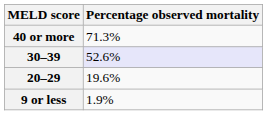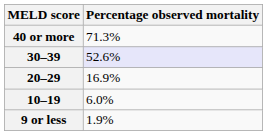(103, 78) 19.6% -> (103, 78) 16.9%
+ row: (44, 99)
